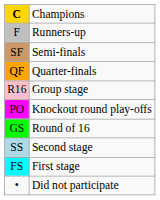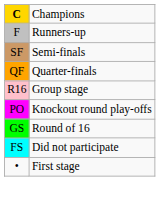- row: (17, 147)
(56, 166) First stage -> (75, 147) Did not participate
(75, 185) Did not participate -> (56, 166) First stage
